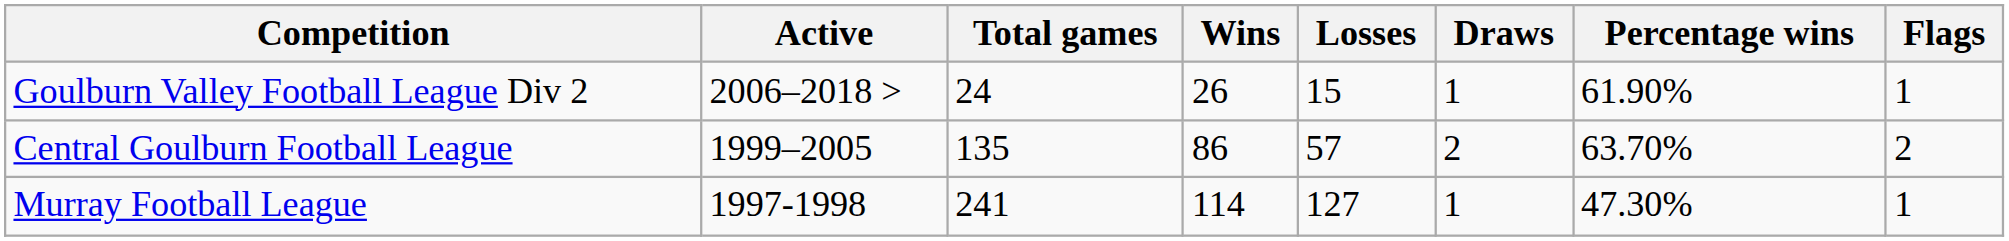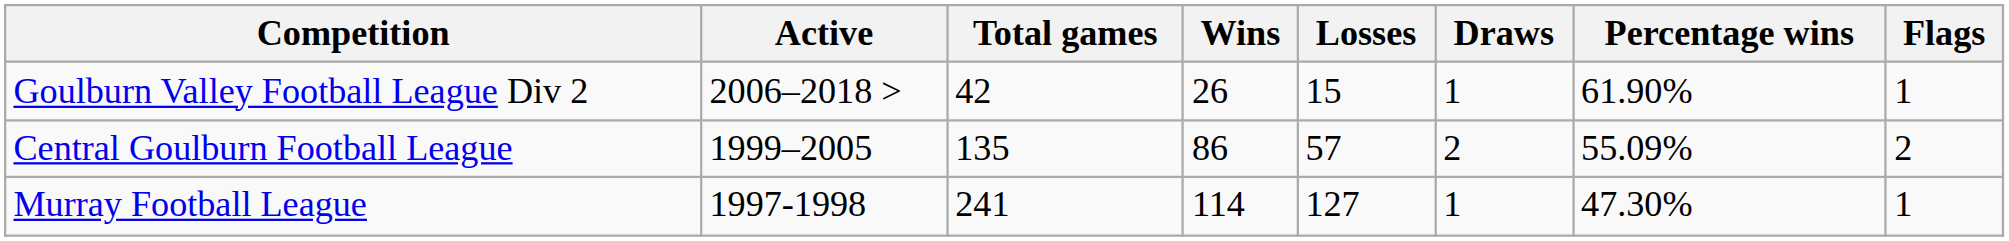(973, 90) 24 -> (973, 90) 42
(1637, 147) 63.70% -> (1637, 147) 55.09%
